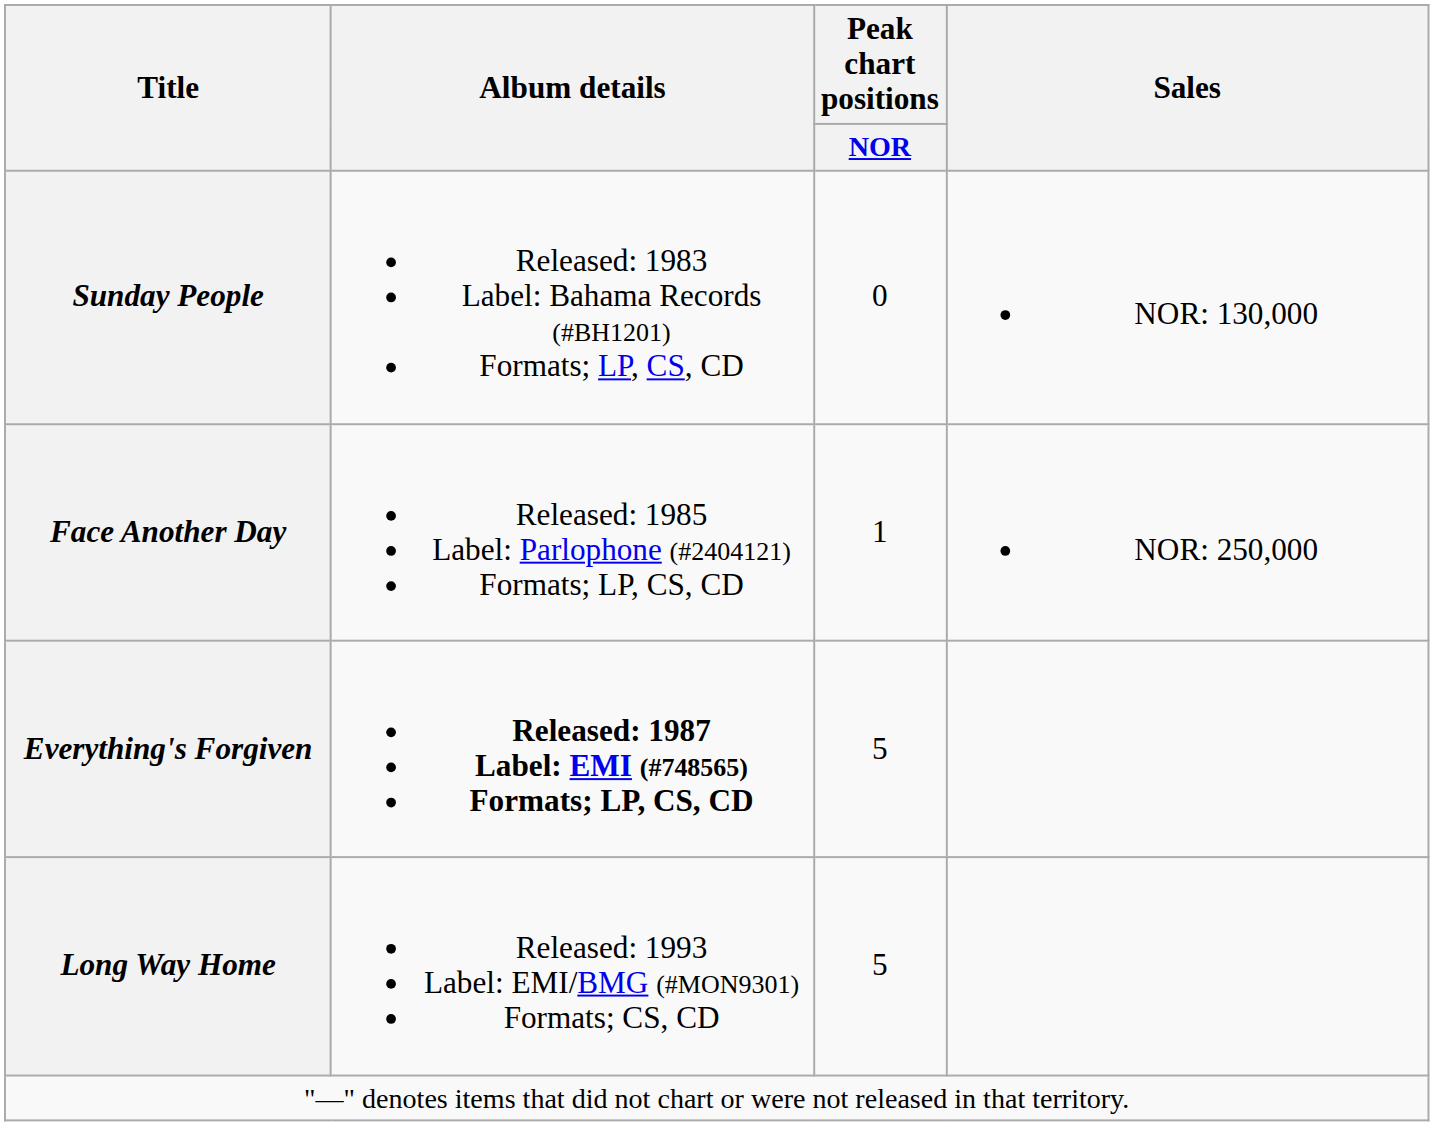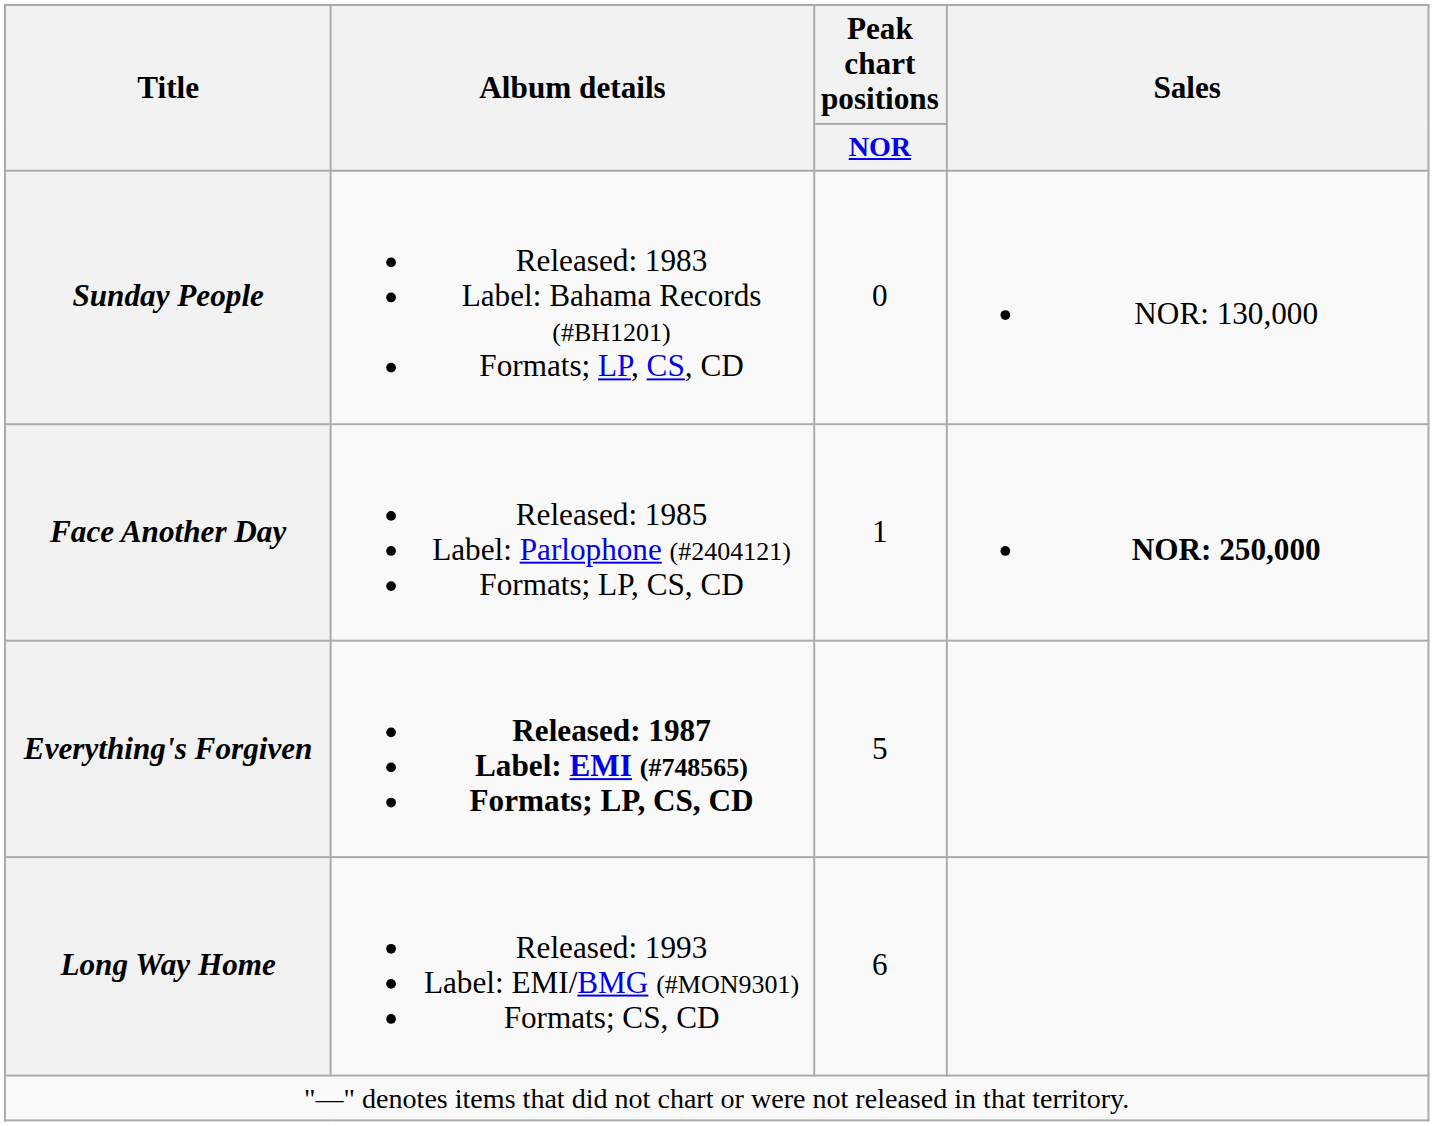(1187, 549) normal -> (1187, 549) bold
(880, 965) 5 -> (880, 965) 6
